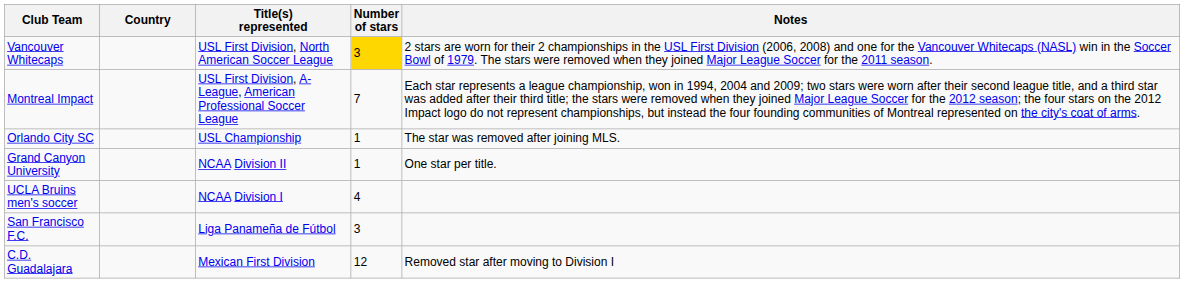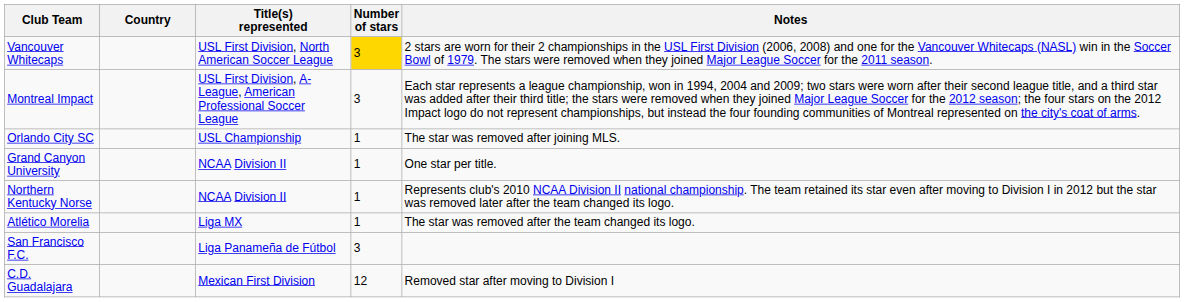(357, 99) 7 -> (357, 99) 3
+ row: (49, 196)
- row: (42, 196)
+ row: (48, 222)
